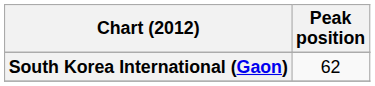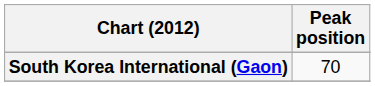(331, 66) 62 -> (331, 66) 70
